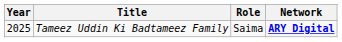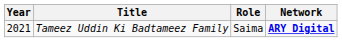(19, 29) 2025 -> (19, 29) 2021
